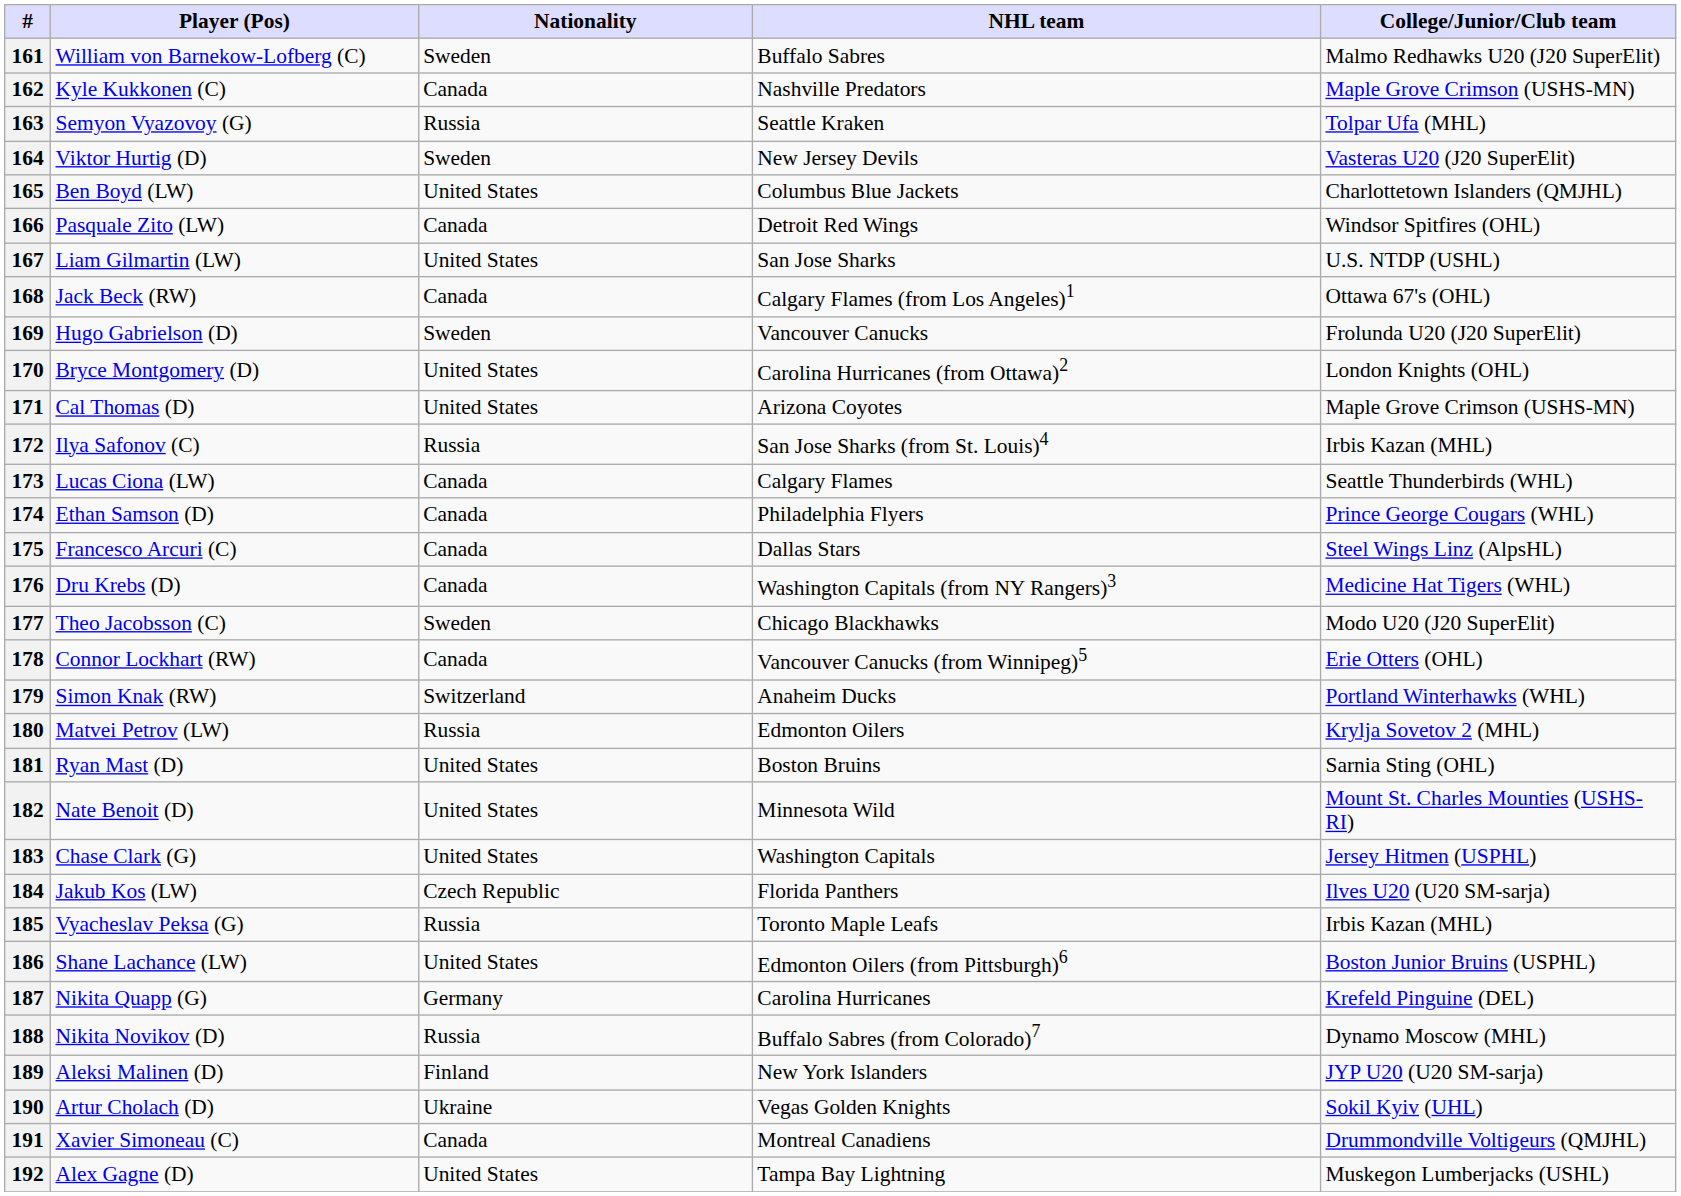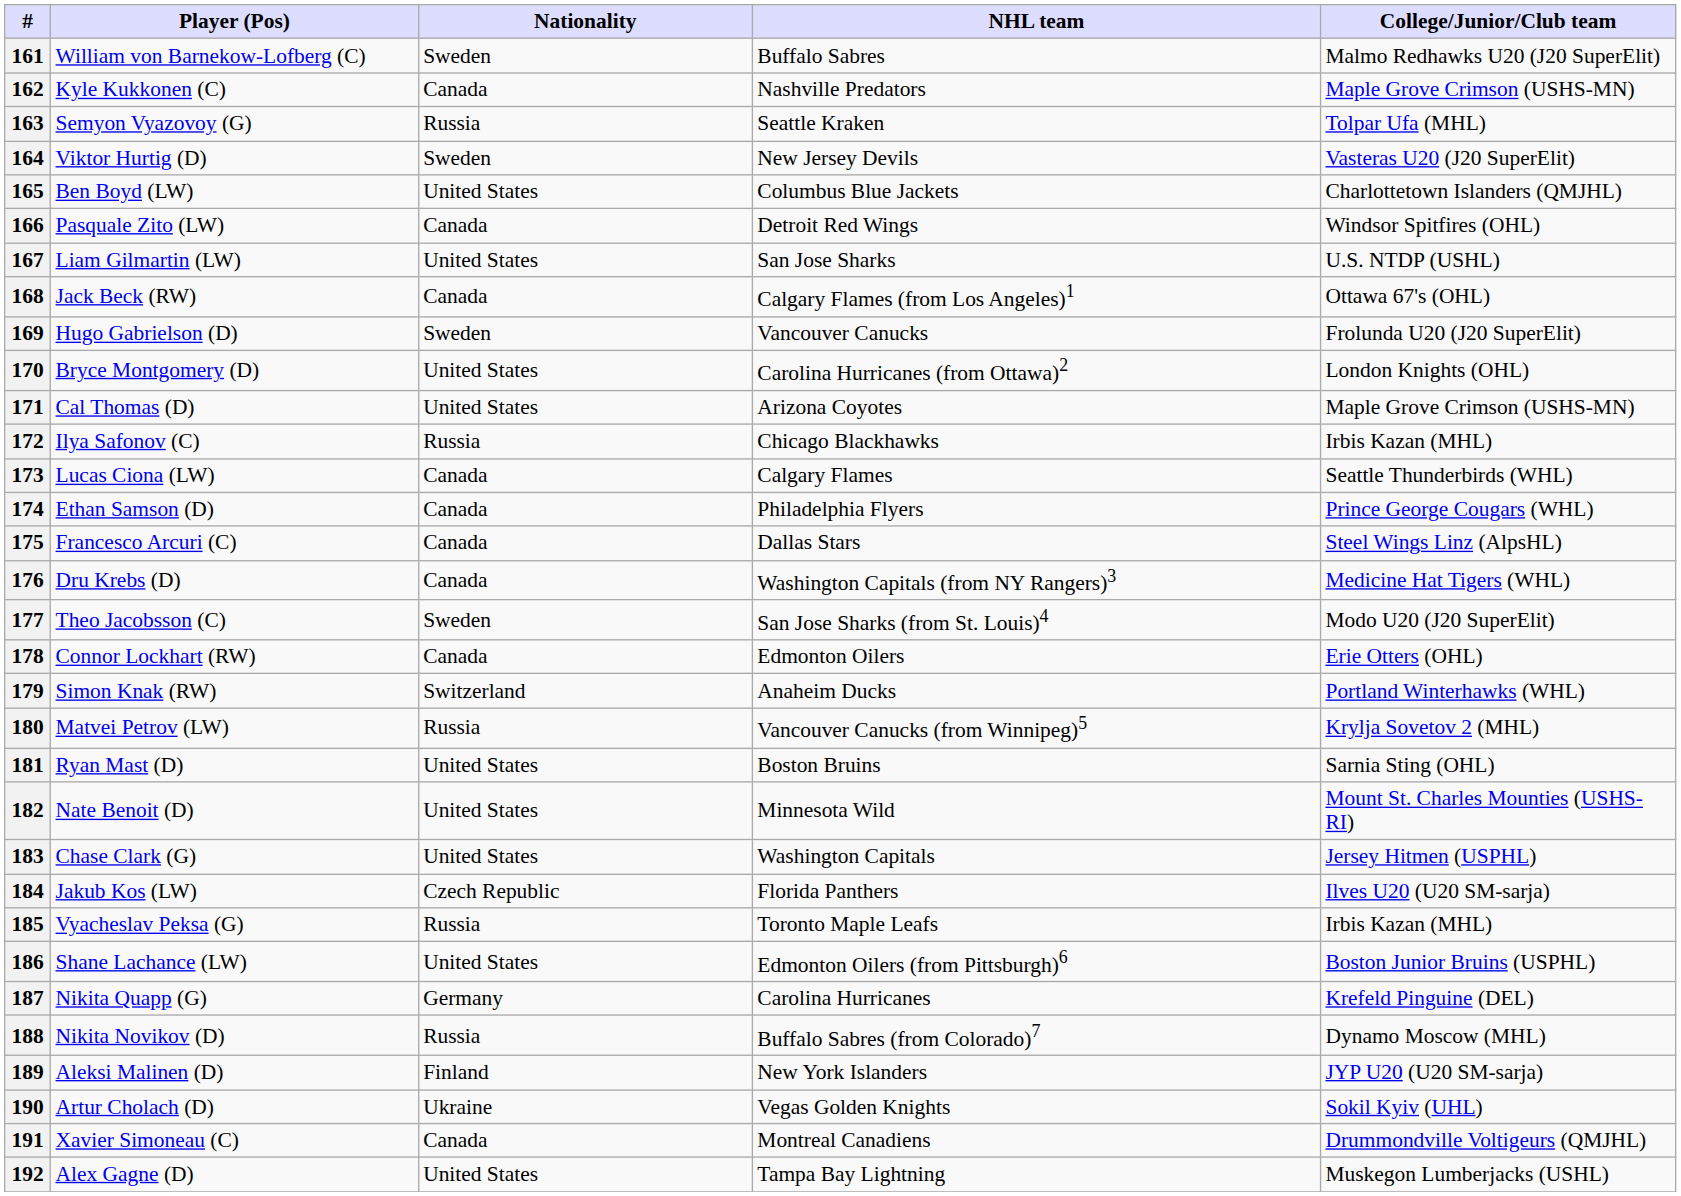(903, 444) San Jose Sharks (from St. Louis)4 -> (848, 441) Chicago Blackhawks
(848, 622) Chicago Blackhawks -> (903, 619) San Jose Sharks (from St. Louis)4
(922, 659) Vancouver Canucks (from Winnipeg)5 -> (831, 656) Edmonton Oilers
(831, 730) Edmonton Oilers -> (922, 727) Vancouver Canucks (from Winnipeg)5
